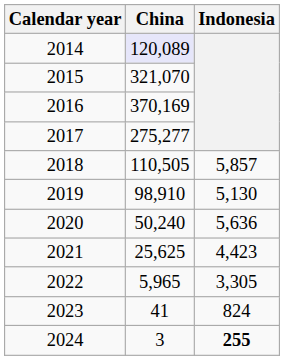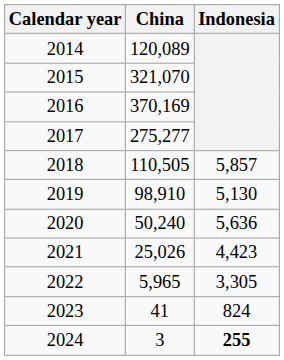(160, 48) lavender background -> (160, 48) no background
(160, 252) 25,625 -> (160, 252) 25,026
